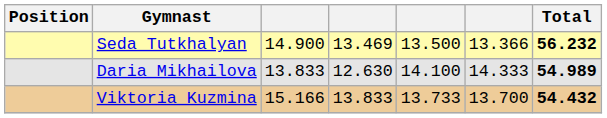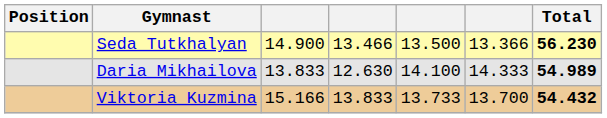(363, 45) 13.469 -> (363, 45) 13.466
(567, 45) 56.232 -> (567, 45) 56.230
